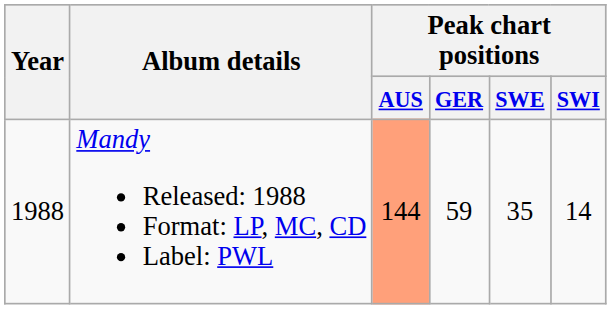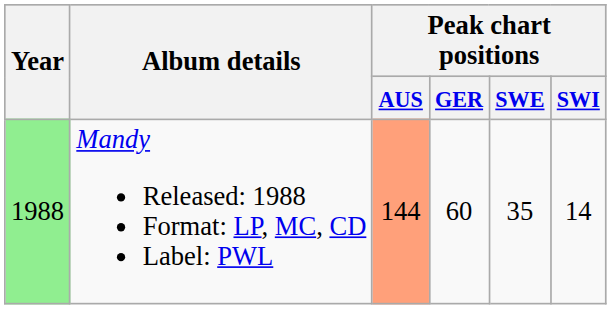(38, 211) no background -> (38, 211) lightgreen background
(459, 211) 59 -> (459, 211) 60
